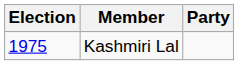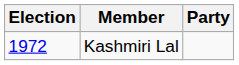(28, 45) 1975 -> (28, 45) 1972
